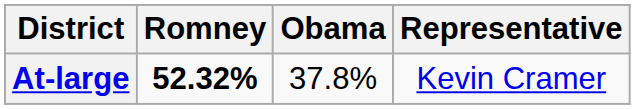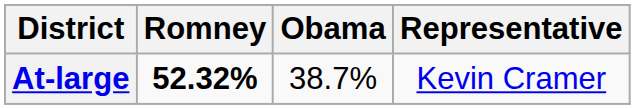(333, 78) 37.8% -> (333, 78) 38.7%
